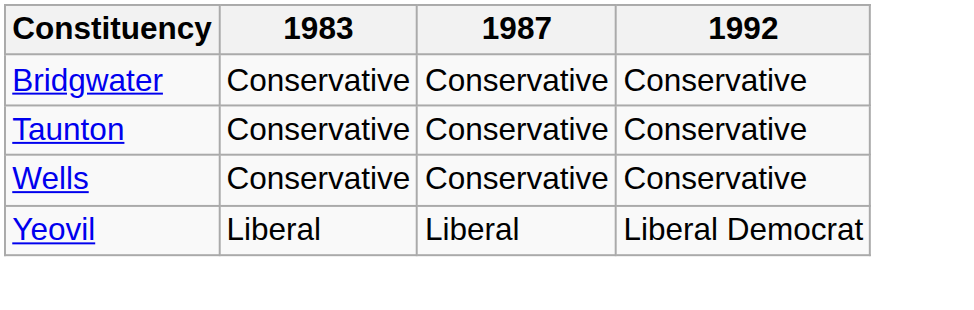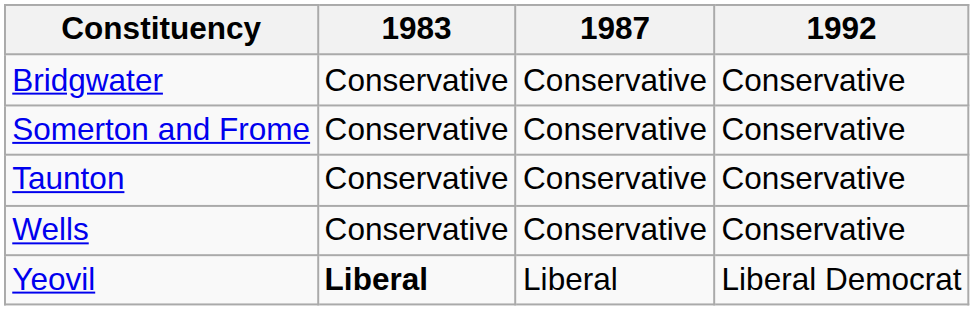+ row: (161, 129)
(274, 229) normal -> (376, 279) bold
